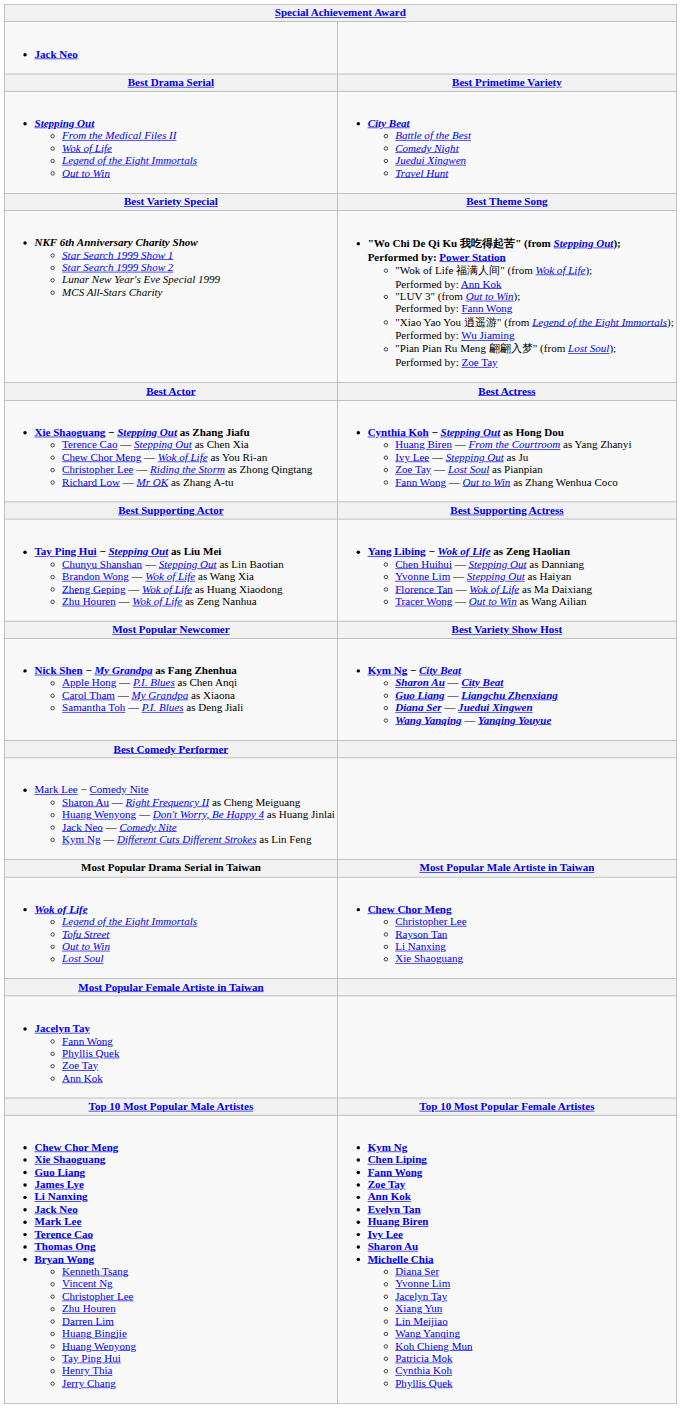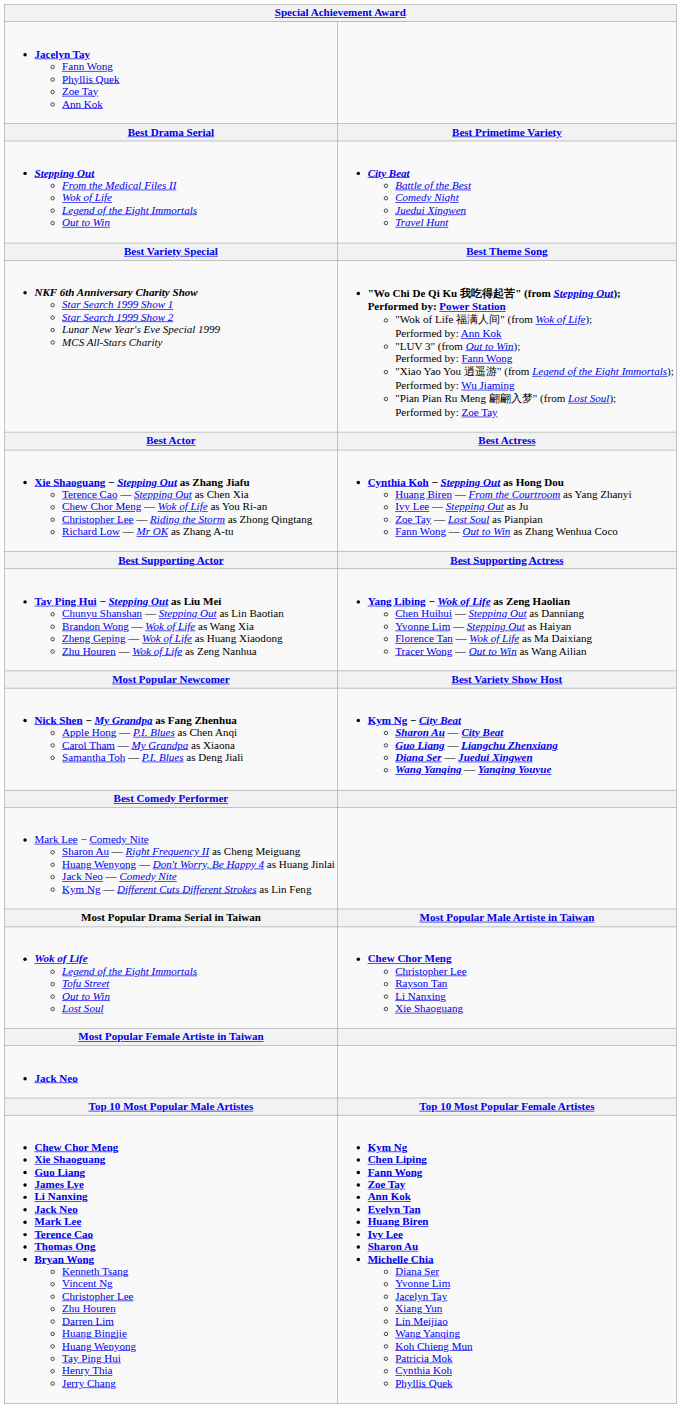rows swapped: (171, 54) <-> (171, 1053)
